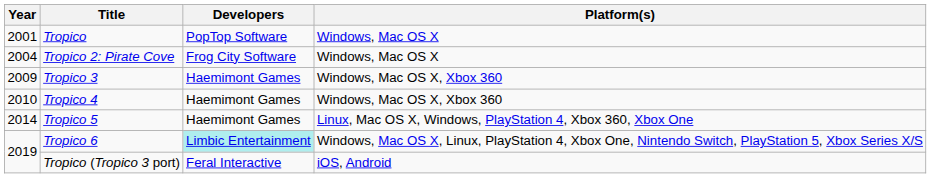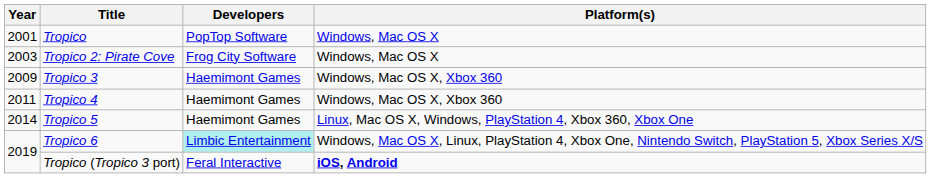(22, 57) 2004 -> (22, 57) 2003
(22, 99) 2010 -> (22, 99) 2011
(354, 162) normal -> (357, 162) bold
